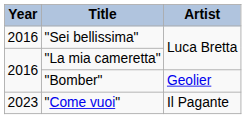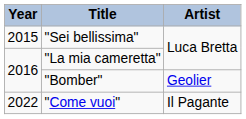(23, 37) 2016 -> (23, 37) 2015
(23, 102) 2023 -> (23, 102) 2022
